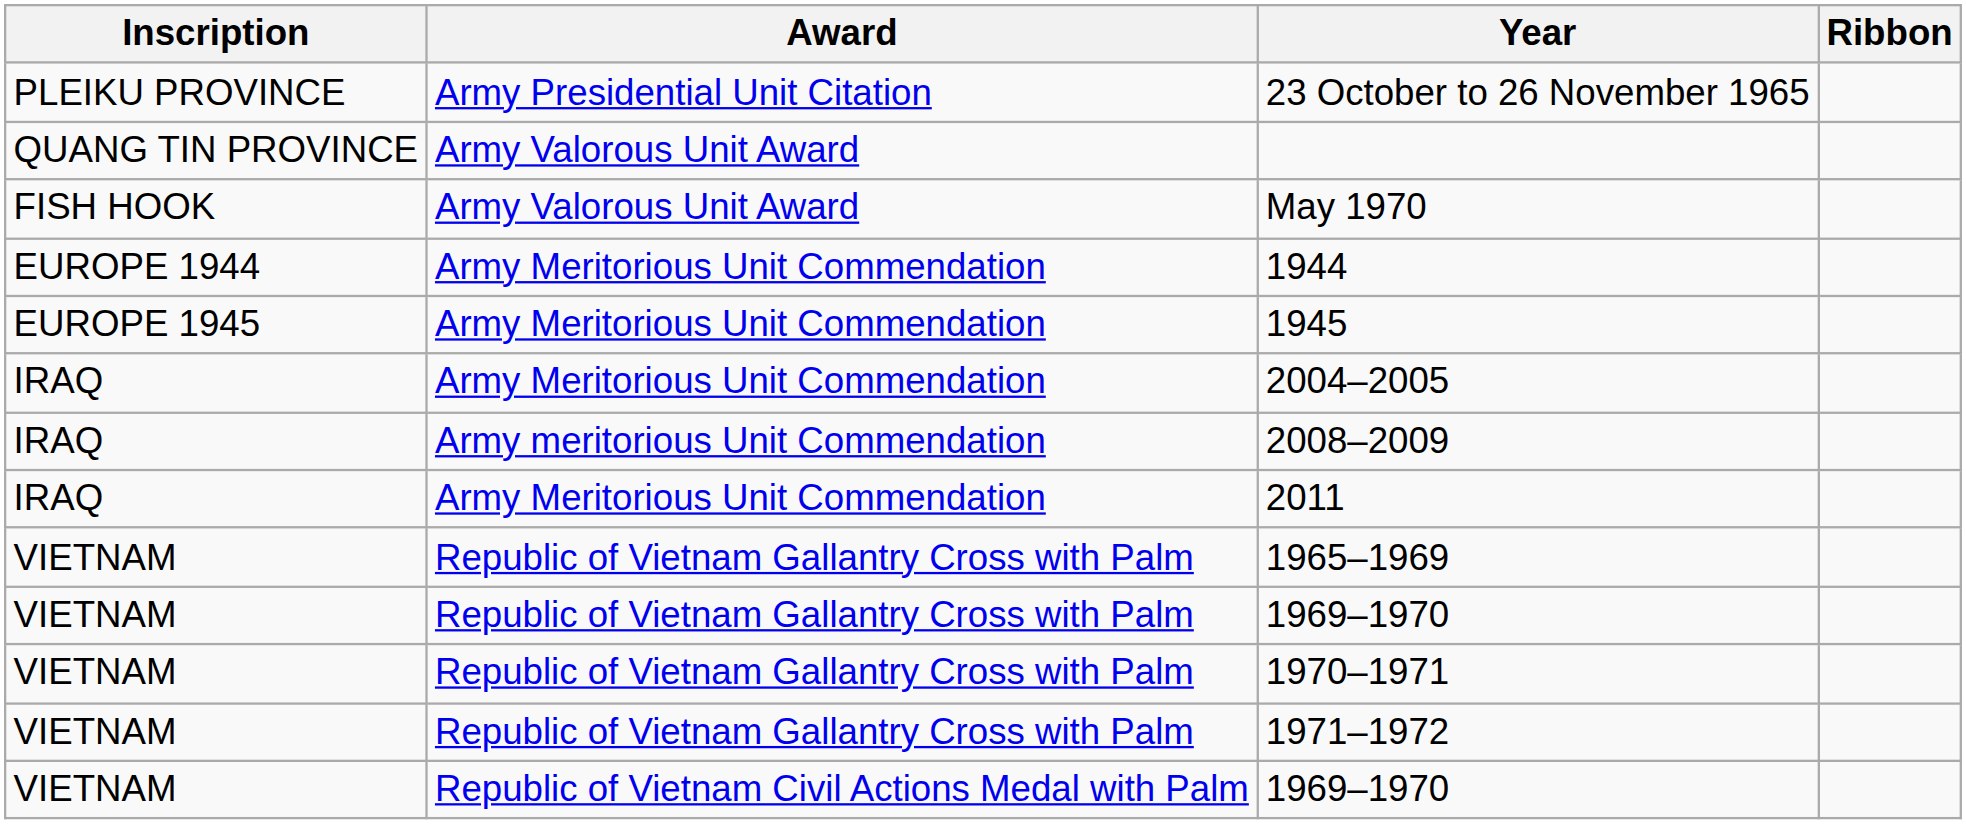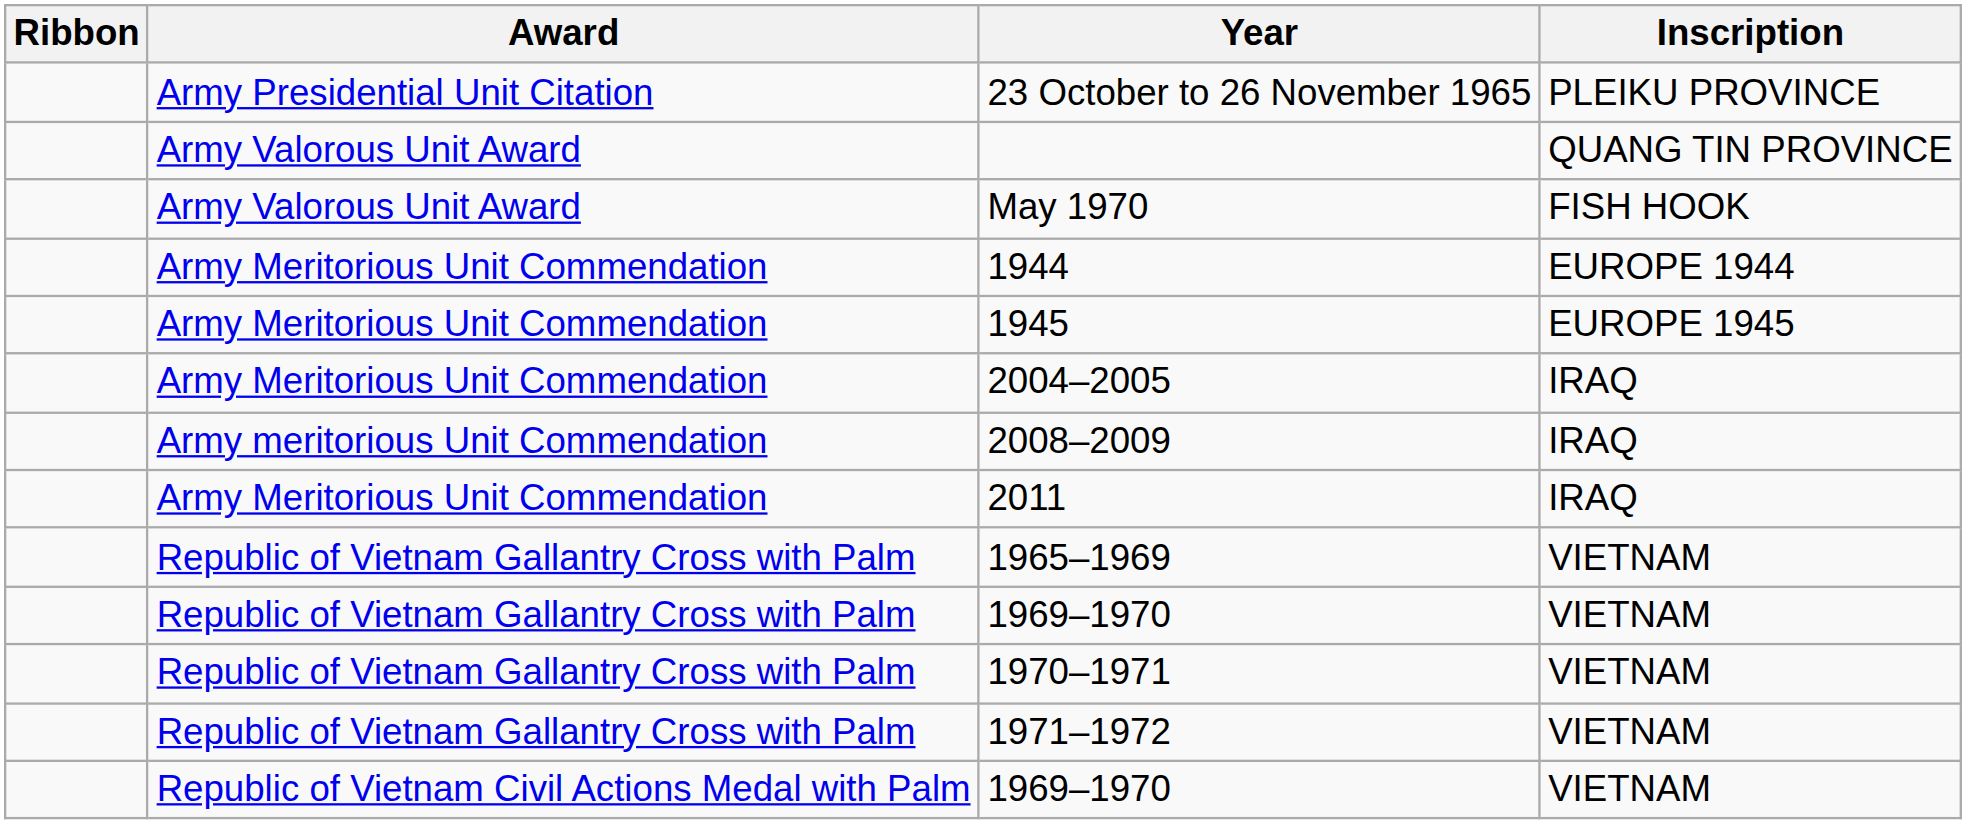columns swapped: (1890, 33) <-> (216, 33)
